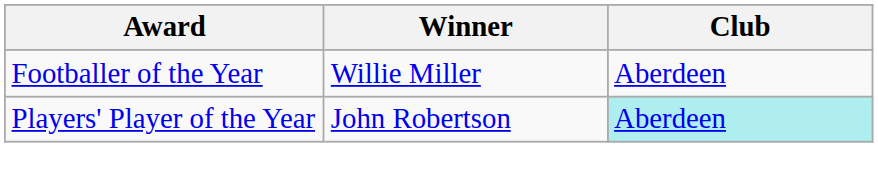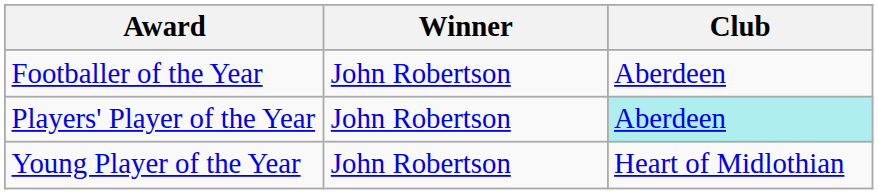(406, 73) Willie Miller -> (421, 73) John Robertson
+ row: (156, 164)
